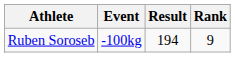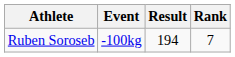(210, 40) 9 -> (210, 40) 7
